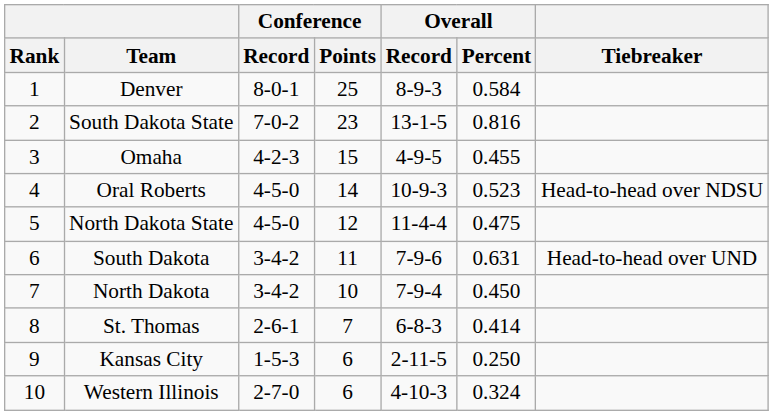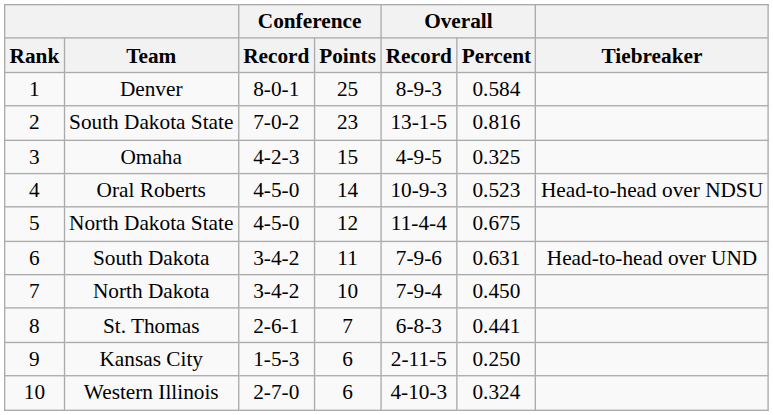(496, 156) 0.455 -> (496, 156) 0.325
(496, 223) 0.475 -> (496, 223) 0.675
(496, 325) 0.414 -> (496, 325) 0.441
